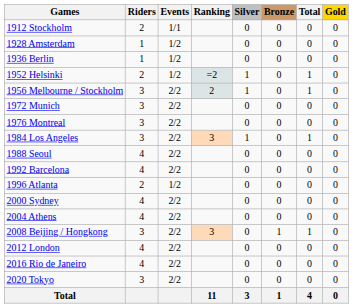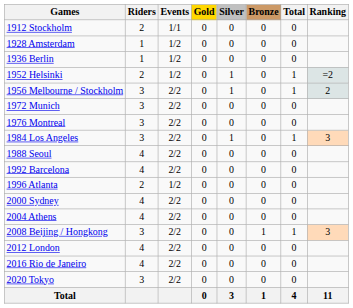columns swapped: (335, 12) <-> (212, 12)
